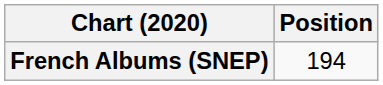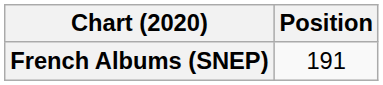(326, 60) 194 -> (326, 60) 191
